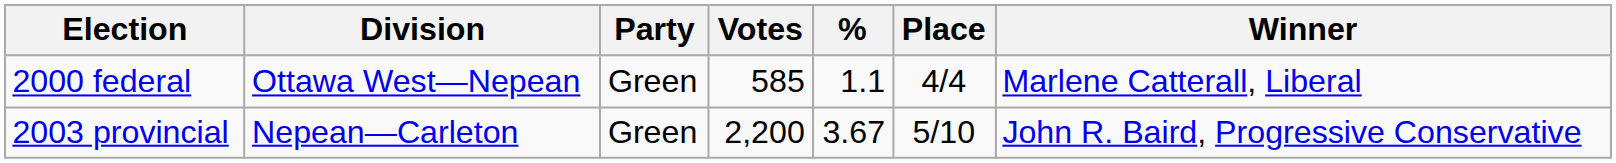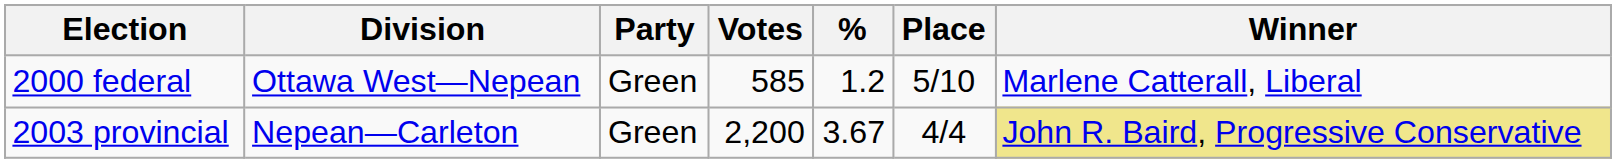(863, 81) 1.1 -> (863, 81) 1.2
(944, 81) 4/4 -> (944, 81) 5/10
(944, 132) 5/10 -> (944, 132) 4/4
(1292, 132) no background -> (1292, 132) khaki background
